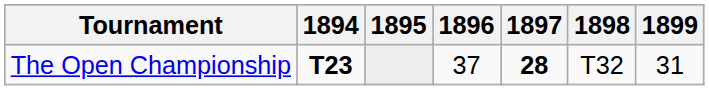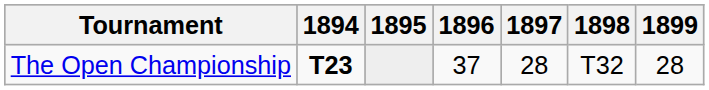(534, 65) bold -> (534, 65) normal
(670, 65) 31 -> (670, 65) 28
